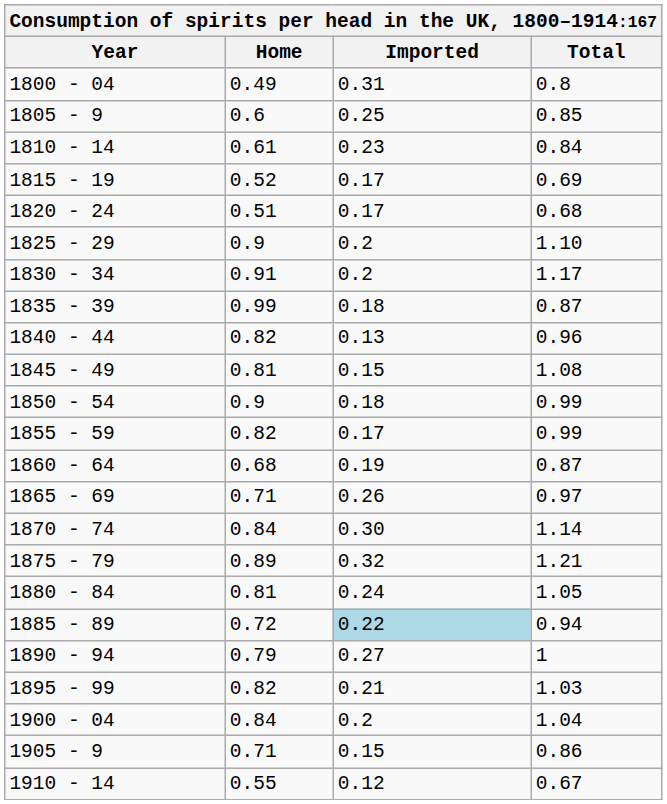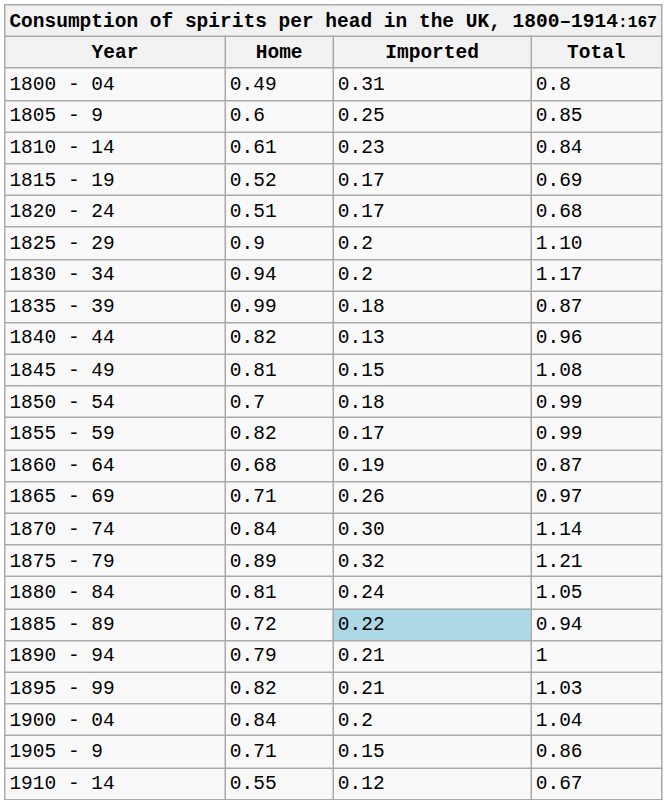(253, 275) 0.91 -> (253, 275) 0.94
(247, 402) 0.9 -> (247, 402) 0.7
(361, 656) 0.27 -> (361, 656) 0.21
